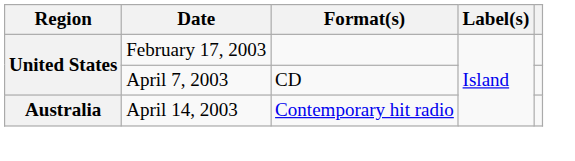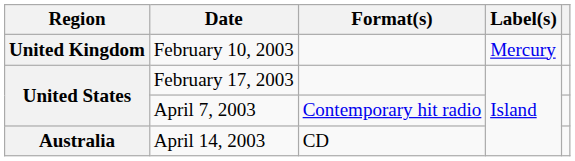+ row: (224, 49)
(288, 79) CD -> (392, 110) Contemporary hit radio
(364, 110) Contemporary hit radio -> (316, 140) CD
